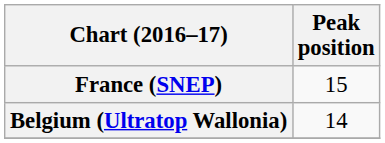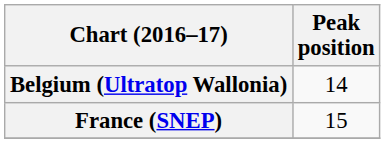rows swapped: (149, 120) <-> (149, 84)
